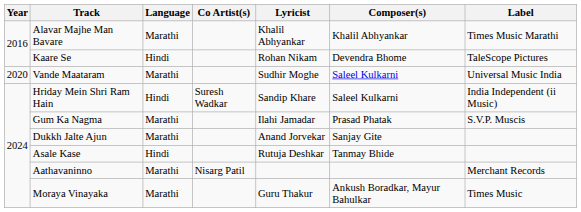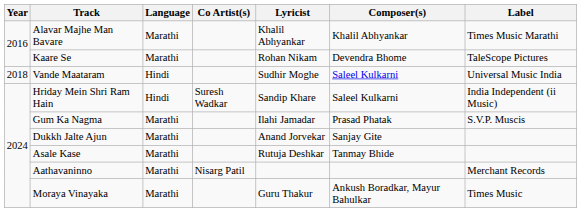(157, 58) Hindi -> (162, 58) Marathi
(17, 74) 2020 -> (17, 74) 2018
(162, 74) Marathi -> (157, 74) Hindi
(157, 153) Hindi -> (162, 153) Marathi
